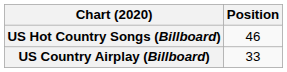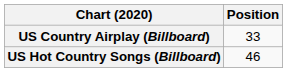rows swapped: (114, 57) <-> (114, 36)
